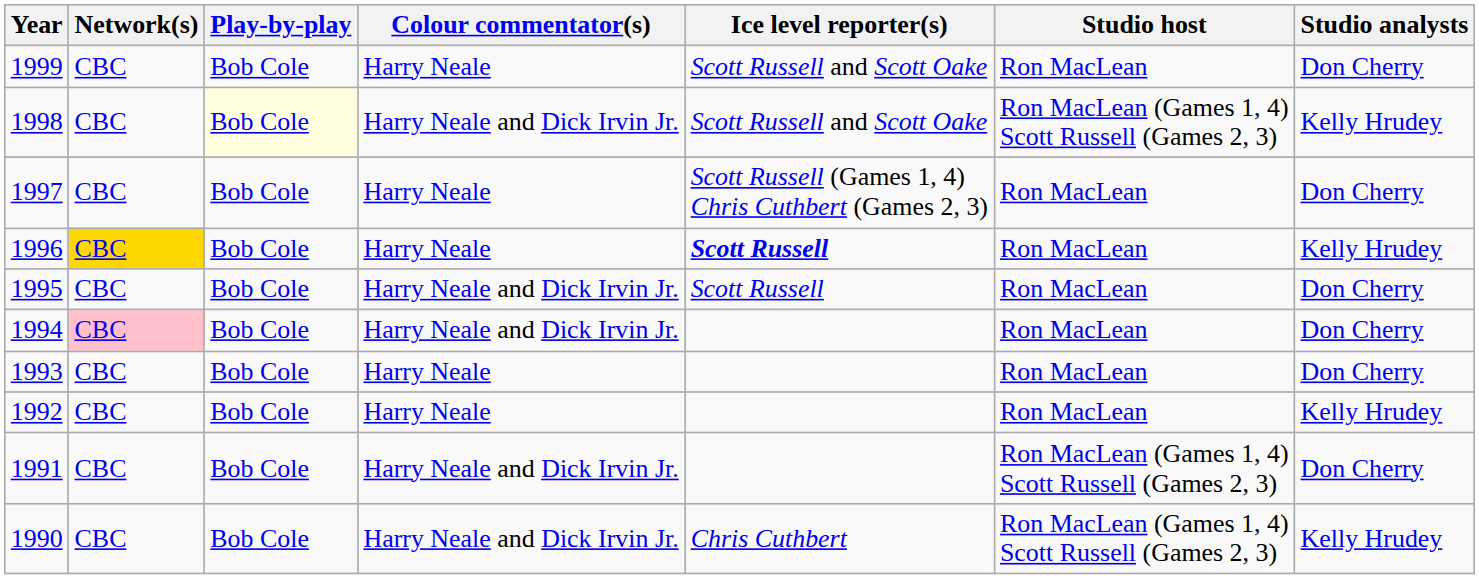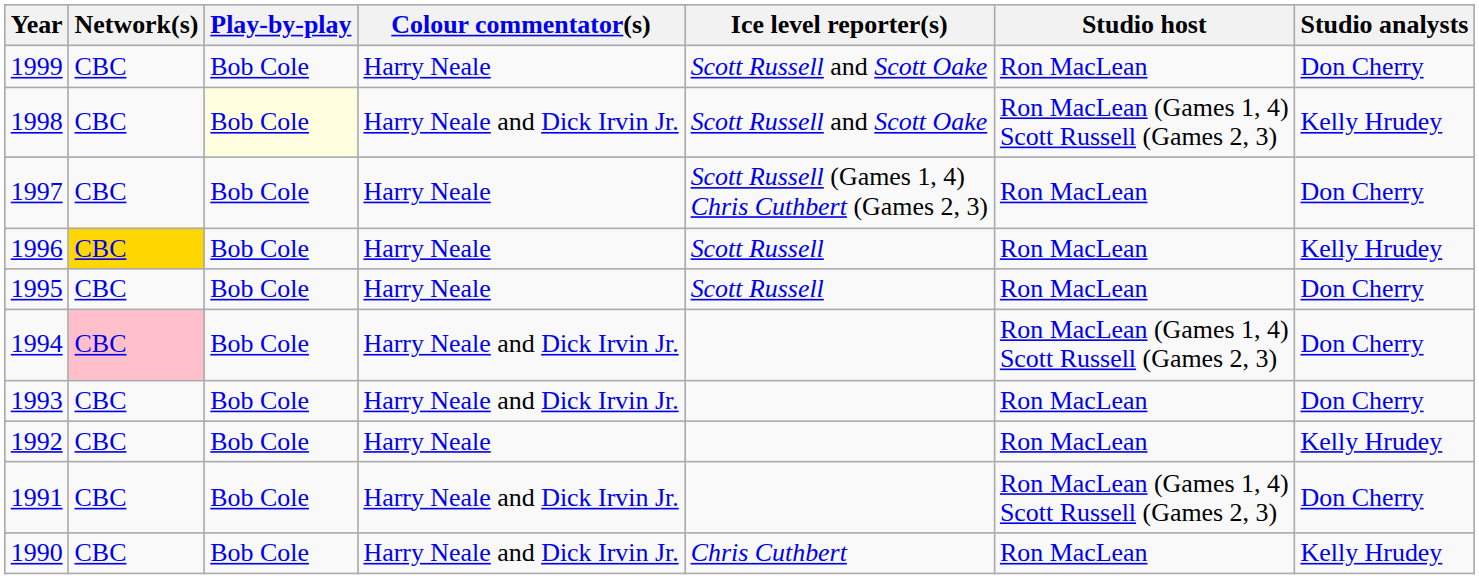(759, 247) bold -> (757, 247) normal
(521, 288) Harry Neale and Dick Irvin Jr. -> (427, 288) Harry Neale
(1074, 330) Ron MacLean -> (1144, 344) Ron MacLean (Games 1, 4) Scott Russell (Games 2, 3)
(427, 371) Harry Neale -> (521, 400) Harry Neale and Dick Irvin Jr.
(1144, 538) Ron MacLean (Games 1, 4) Scott Russell (Games 2, 3) -> (1074, 552) Ron MacLean
